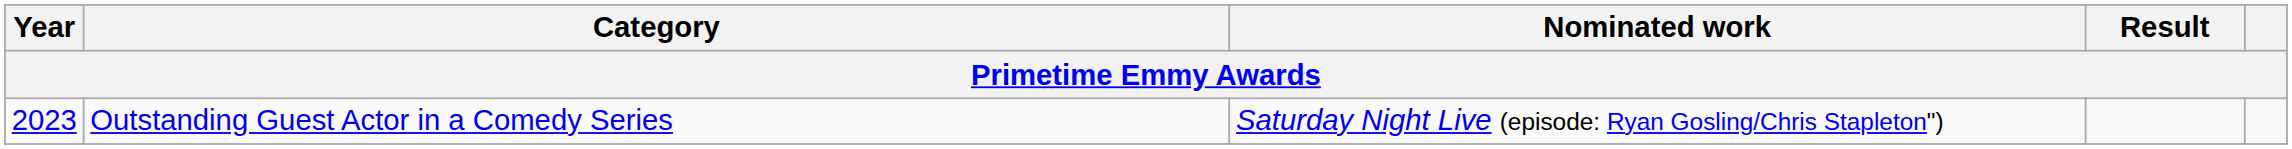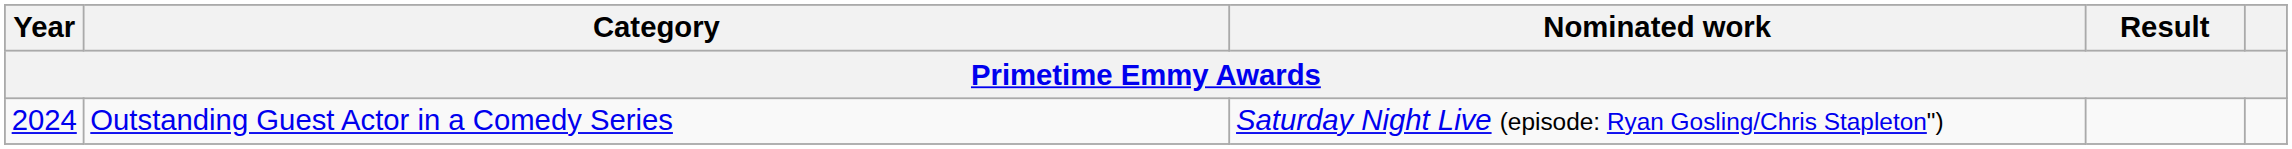(44, 120) 2023 -> (44, 120) 2024
